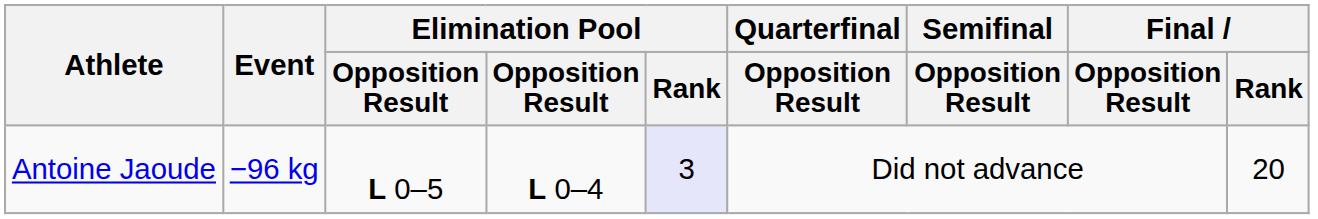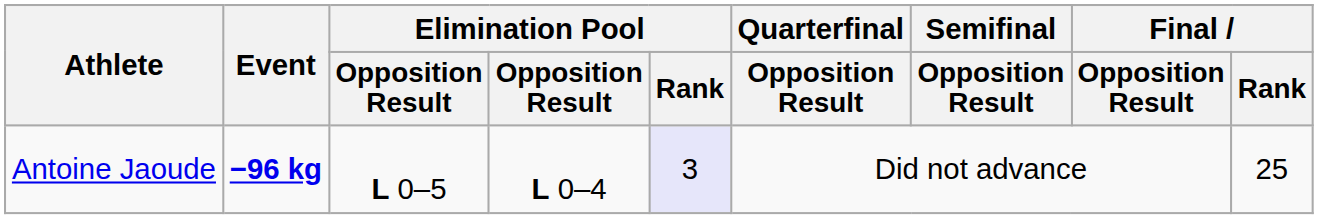(274, 170) normal -> (276, 170) bold
(1269, 170) 20 -> (1272, 170) 25
